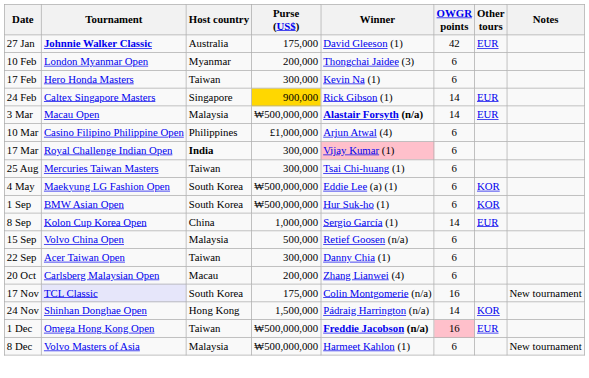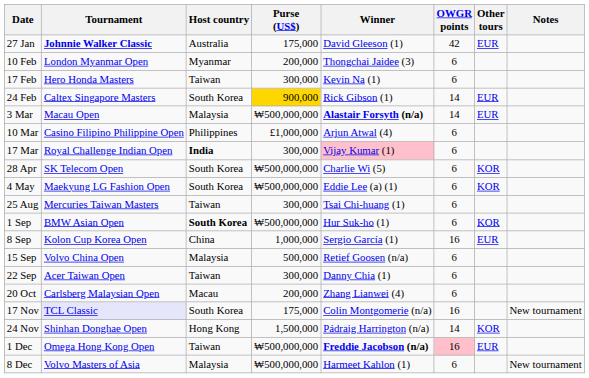(211, 97) Singapore -> (216, 97) South Korea
+ row: (22, 168)
rows swapped: (21, 186) <-> (23, 168)
(216, 204) normal -> (218, 222) bold
(454, 222) 14 -> (454, 239) 16
